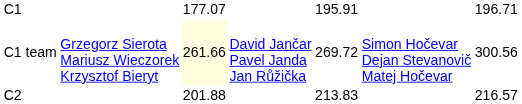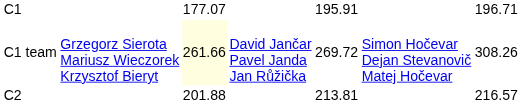(496, 52) 300.56 -> (496, 52) 308.26
(337, 95) 213.83 -> (337, 95) 213.81
